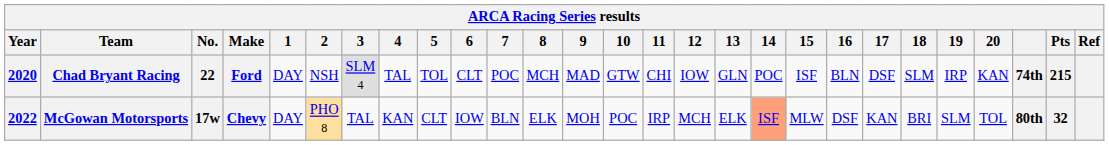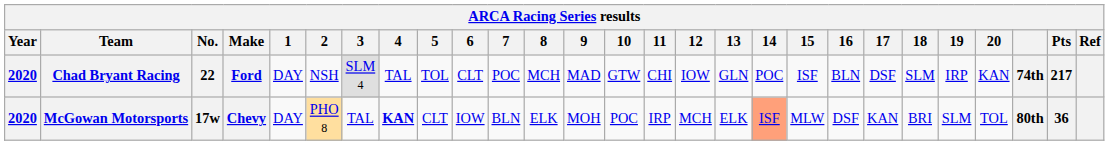(1061, 75) 215 -> (1061, 75) 217
(22, 118) 2022 -> (22, 118) 2020
(398, 118) normal -> (398, 118) bold
(1061, 118) 32 -> (1061, 118) 36
